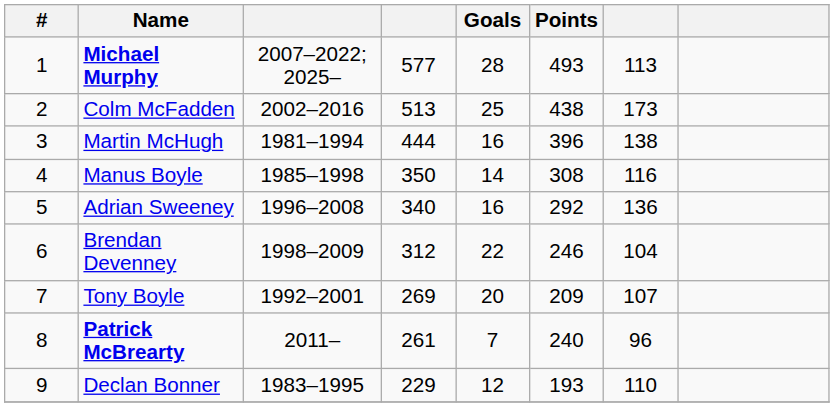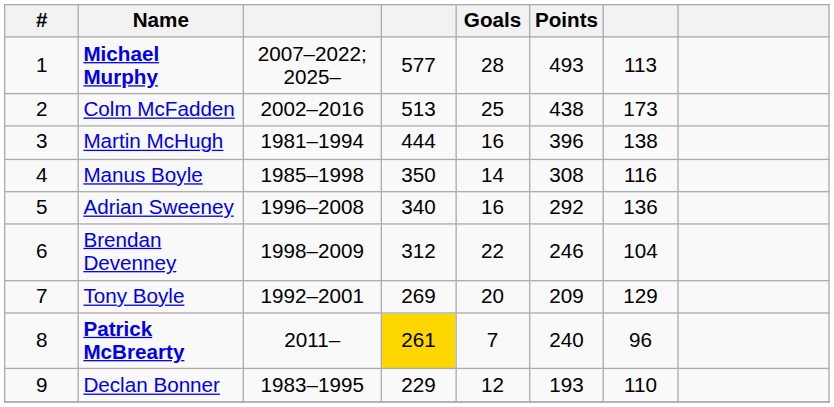(641, 296) 107 -> (641, 296) 129
(418, 340) no background -> (418, 340) gold background
